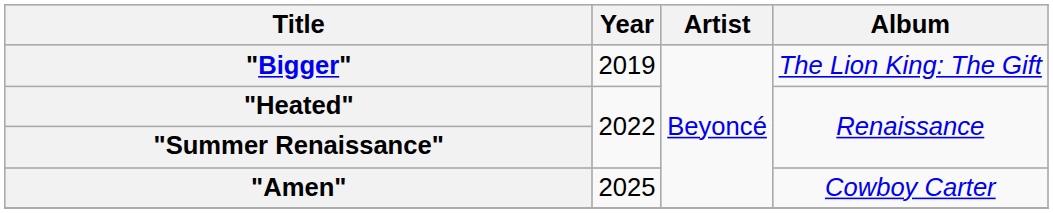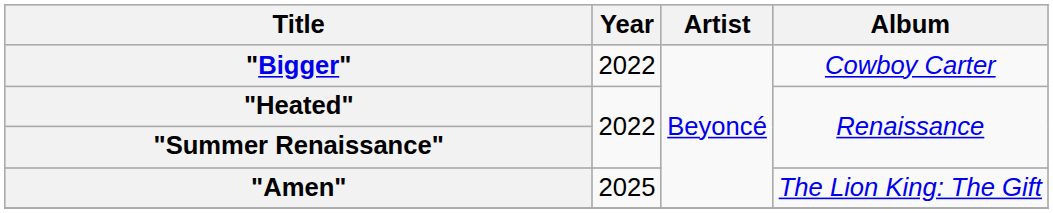(627, 65) 2019 -> (627, 65) 2022
(910, 65) The Lion King: The Gift -> (910, 65) Cowboy Carter
(910, 187) Cowboy Carter -> (910, 187) The Lion King: The Gift
